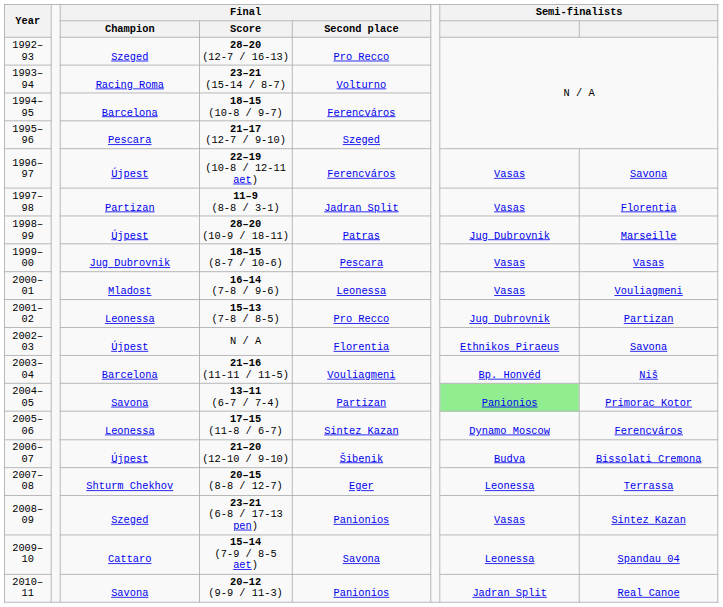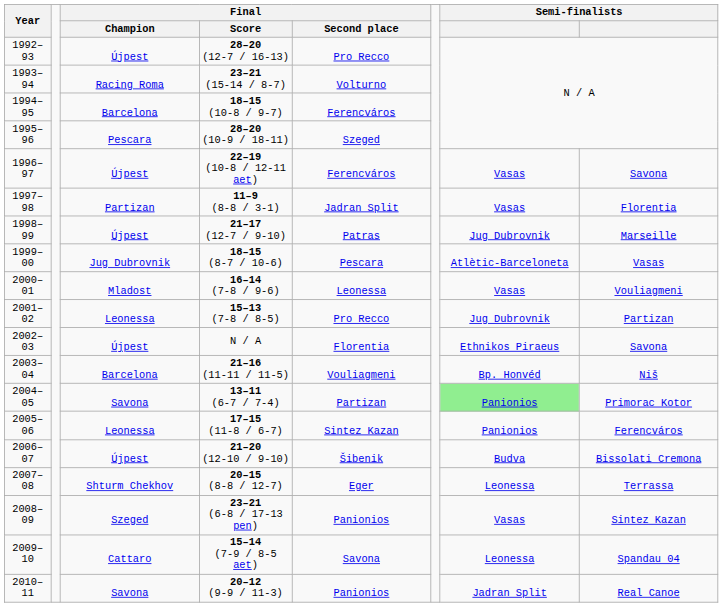(130, 57) Szeged -> (130, 57) Újpest
(246, 135) 21–17 (12-7 / 9-10) -> (246, 135) 28–20 (10-9 / 18-11)
(246, 230) 28–20 (10-9 / 18-11) -> (246, 230) 21–17 (12-7 / 9-10)
(510, 263) Vasas -> (510, 263) Atlètic-Barceloneta
(510, 431) Dynamo Moscow -> (510, 431) Panionios
